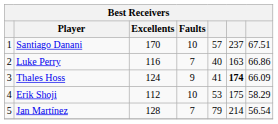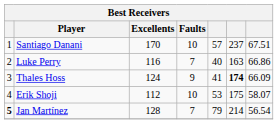(259, 95) 58.29 -> (259, 95) 58.07
(9, 111) normal -> (9, 111) bold
